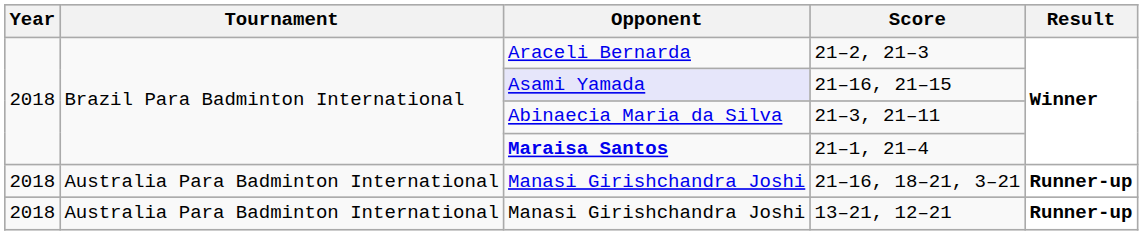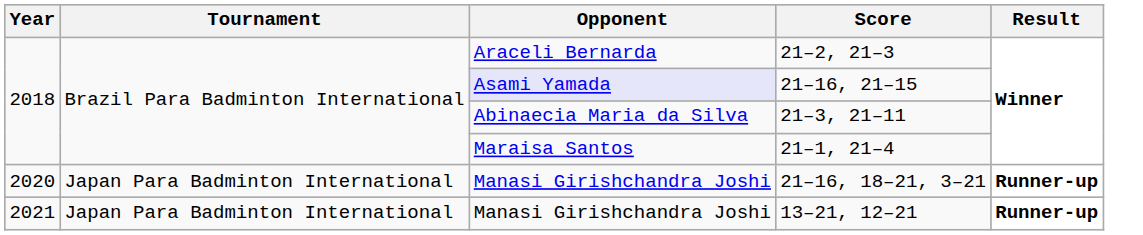(588, 149) bold -> (554, 149) normal
(32, 181) 2018 -> (32, 181) 2020
(282, 181) Australia Para Badminton International -> (259, 181) Japan Para Badminton International
(32, 213) 2018 -> (32, 213) 2021
(282, 213) Australia Para Badminton International -> (259, 213) Japan Para Badminton International
